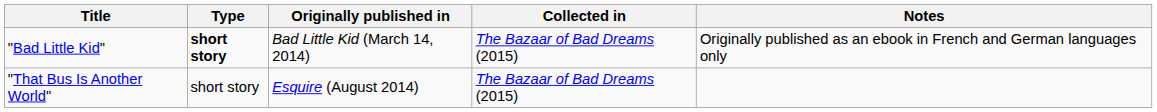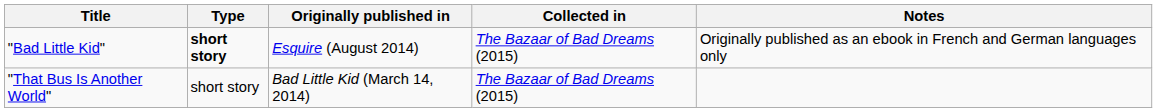(353, 47) Bad Little Kid (March 14, 2014) -> (345, 47) Esquire (August 2014)
(345, 87) Esquire (August 2014) -> (353, 87) Bad Little Kid (March 14, 2014)
